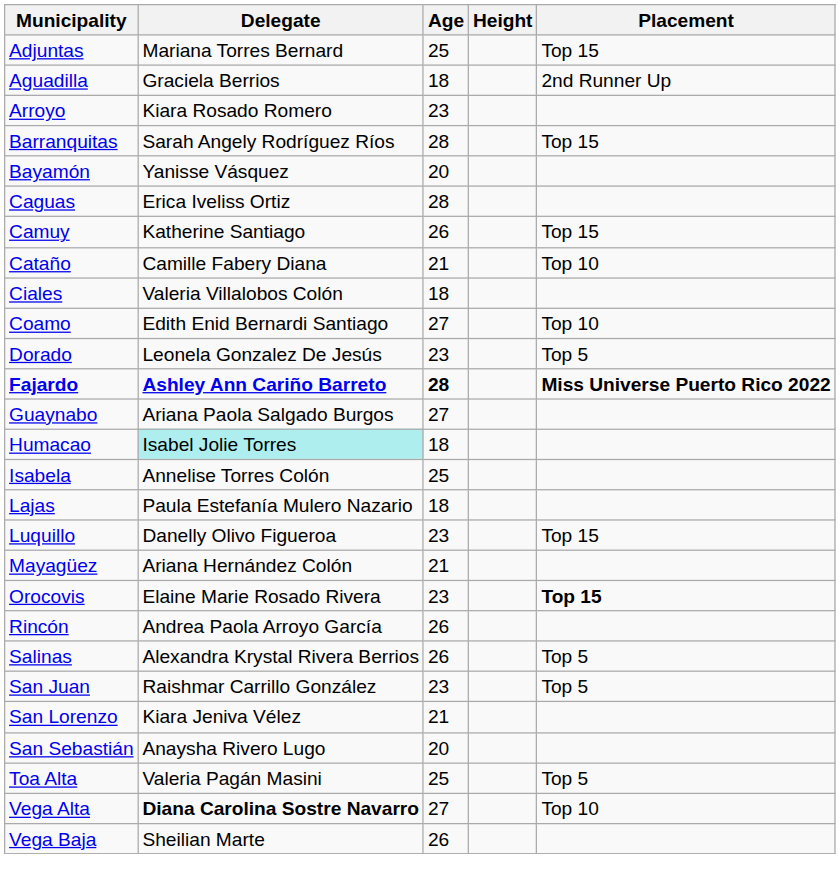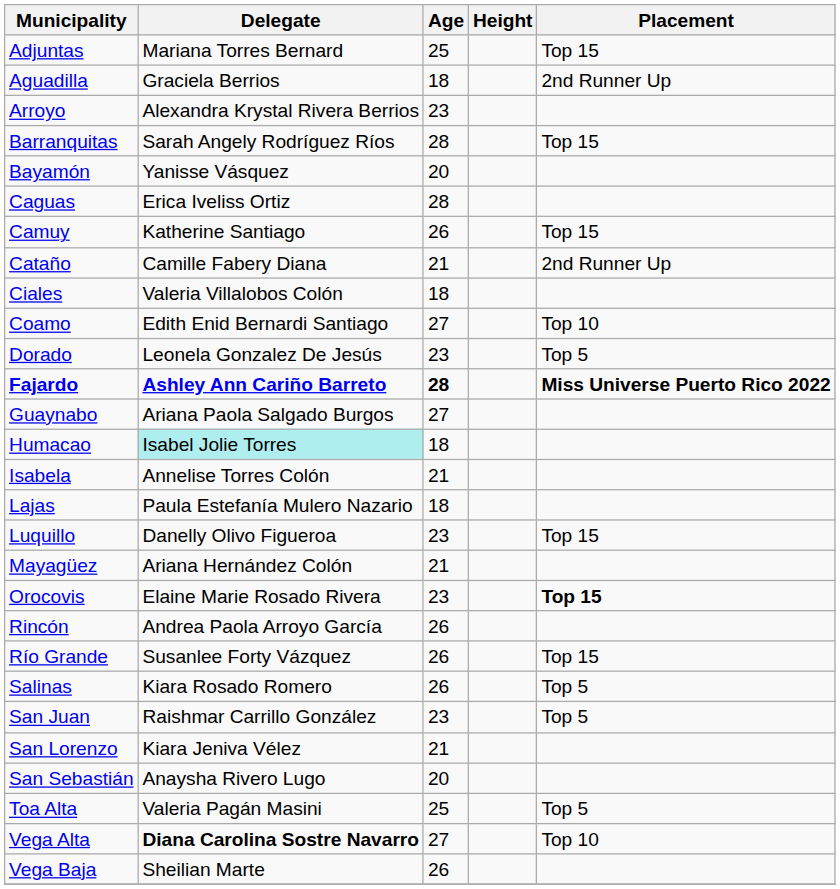(237, 111) Kiara Rosado Romero -> (281, 111) Alexandra Krystal Rivera Berrios
(570, 263) Top 10 -> (606, 263) 2nd Runner Up
(439, 475) 25 -> (439, 475) 21
+ row: (59, 657)
(281, 657) Alexandra Krystal Rivera Berrios -> (237, 687) Kiara Rosado Romero
